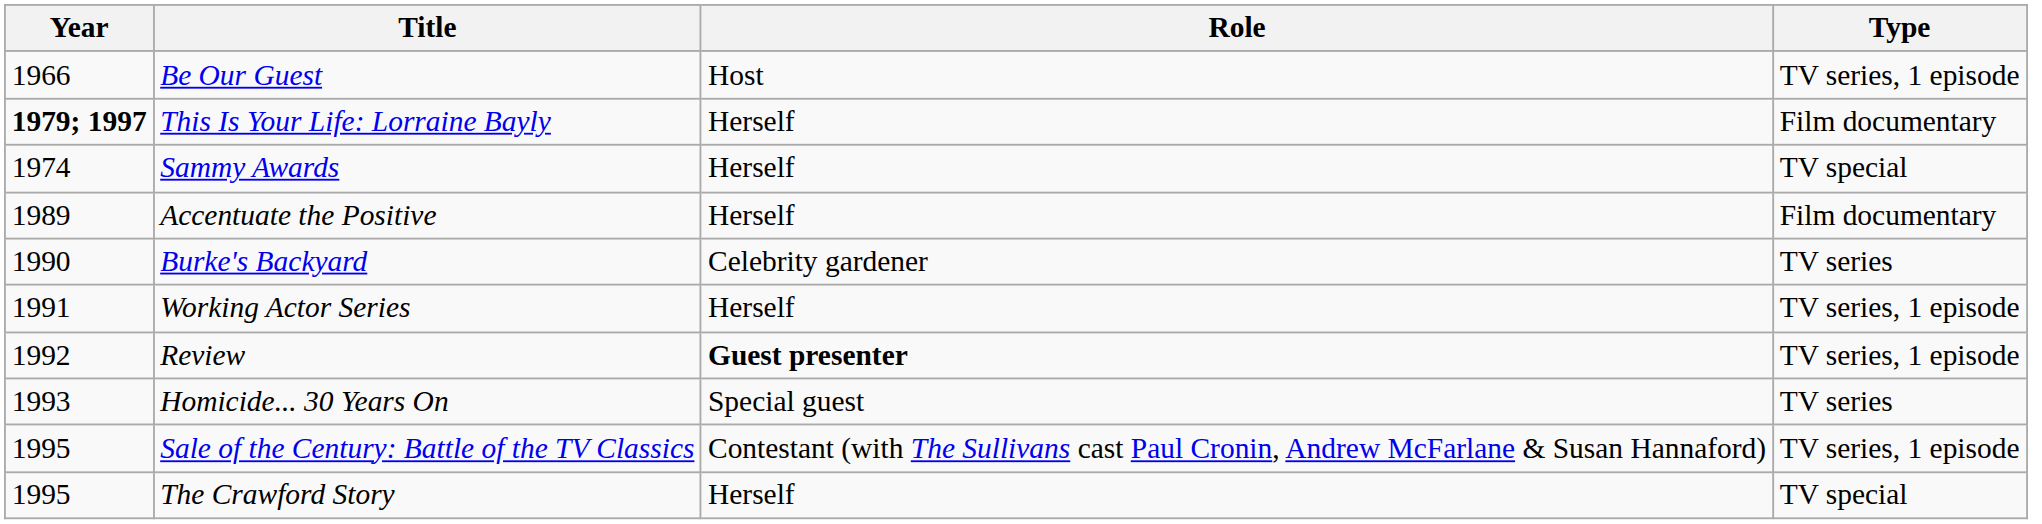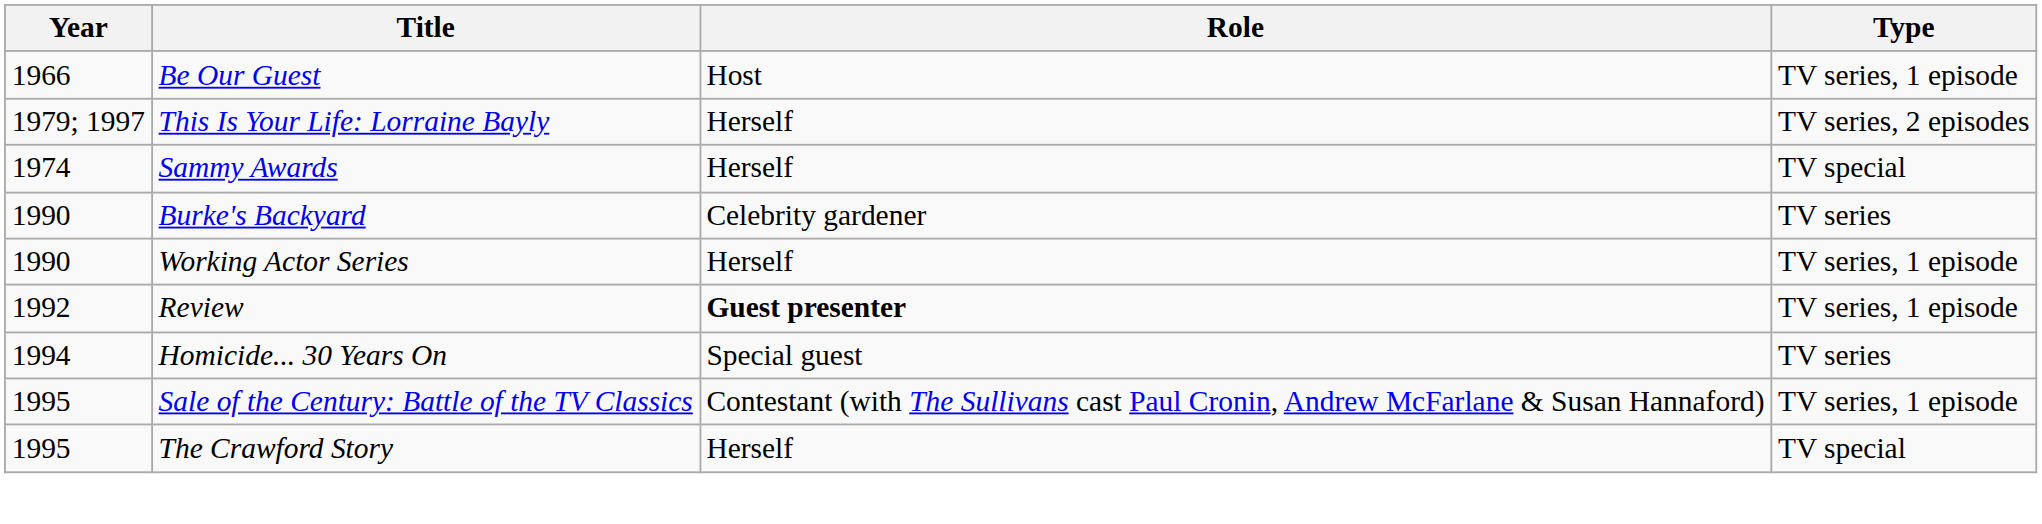(79, 121) bold -> (78, 121) normal
(1888, 121) Film documentary -> (1904, 121) TV series, 2 episodes
- row: (298, 214)
(41, 307) 1991 -> (41, 261) 1990
(41, 401) 1993 -> (41, 354) 1994
